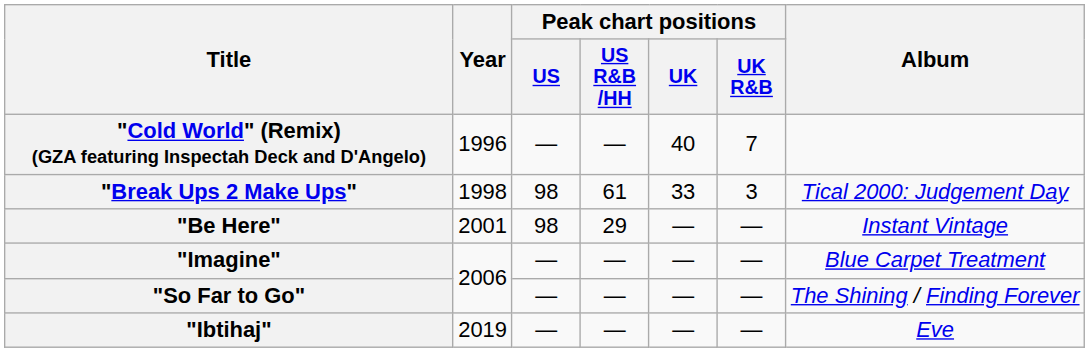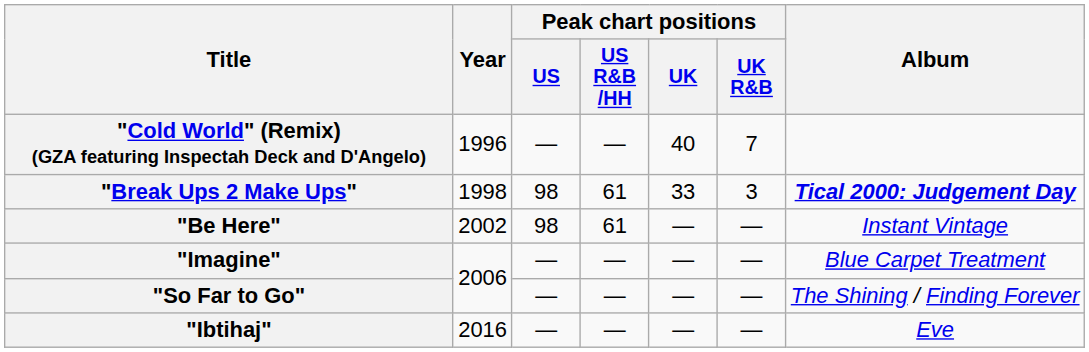(935, 191) normal -> (935, 191) bold
(483, 225) 2001 -> (483, 225) 2002
(615, 225) 29 -> (615, 225) 61
(483, 330) 2019 -> (483, 330) 2016
